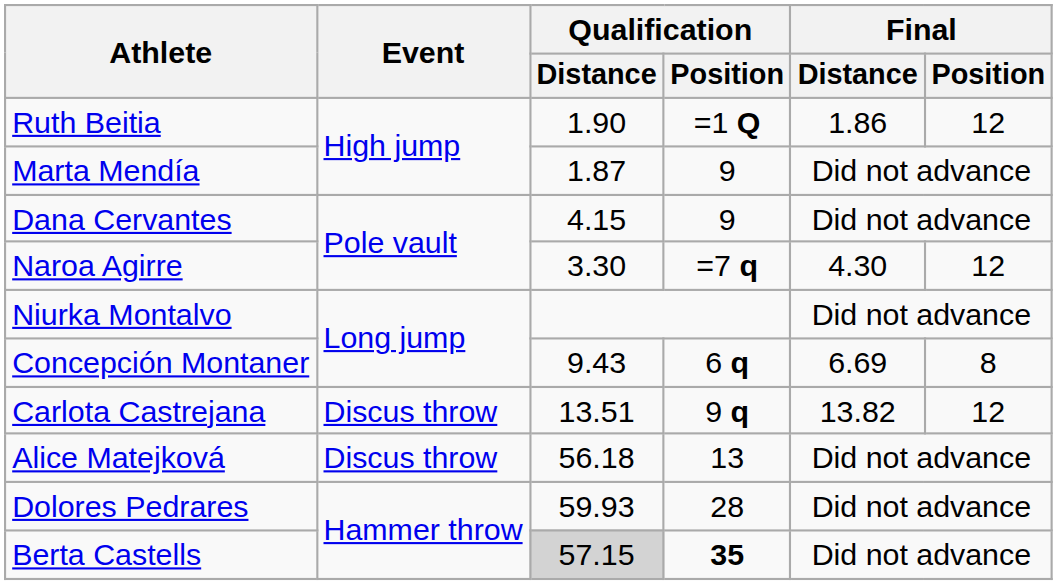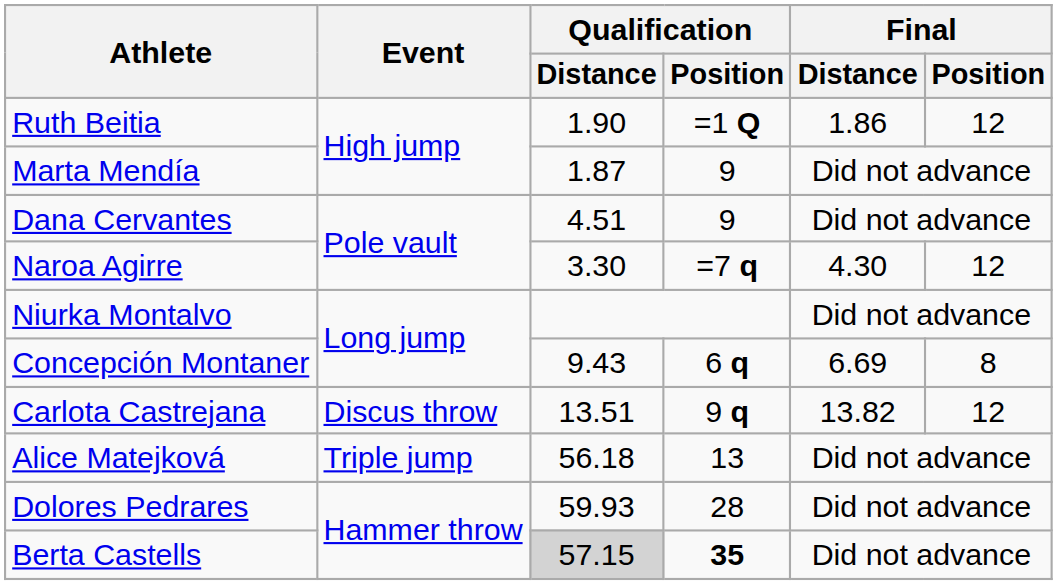(597, 219) 4.15 -> (597, 219) 4.51
(410, 459) Discus throw -> (398, 459) Triple jump
